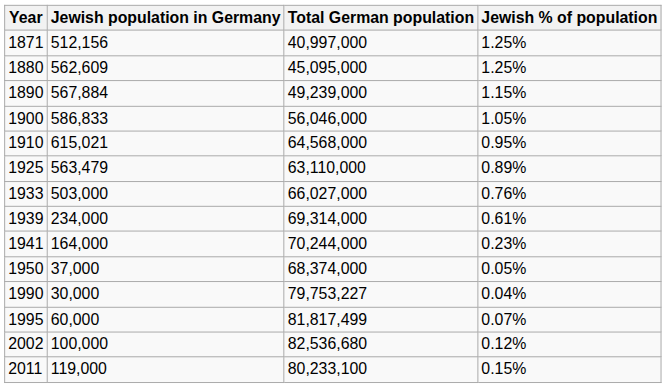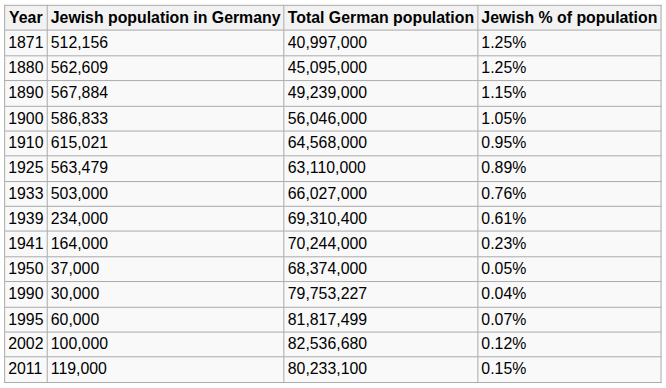(327, 218) 69,314,000 -> (327, 218) 69,310,400
